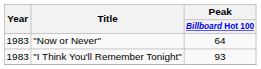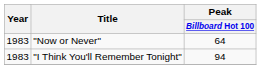(220, 57) 93 -> (220, 57) 94
